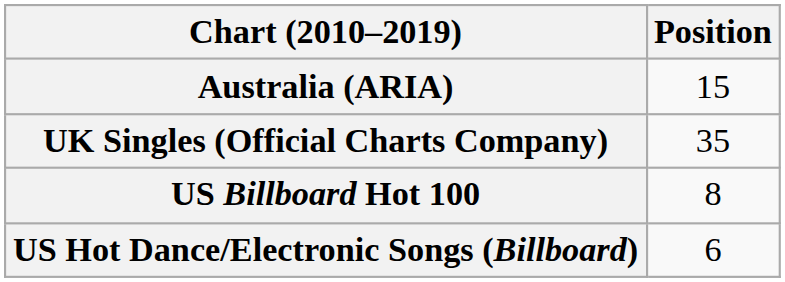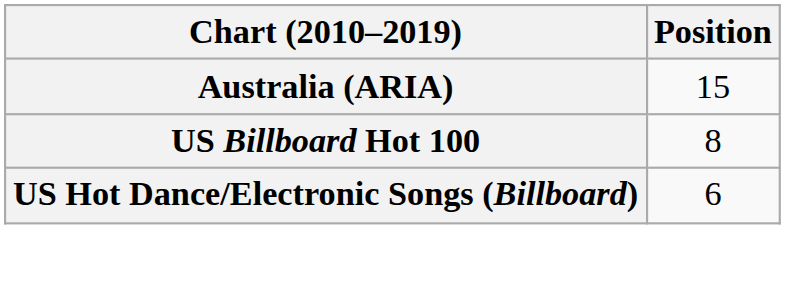- row: (326, 140)
